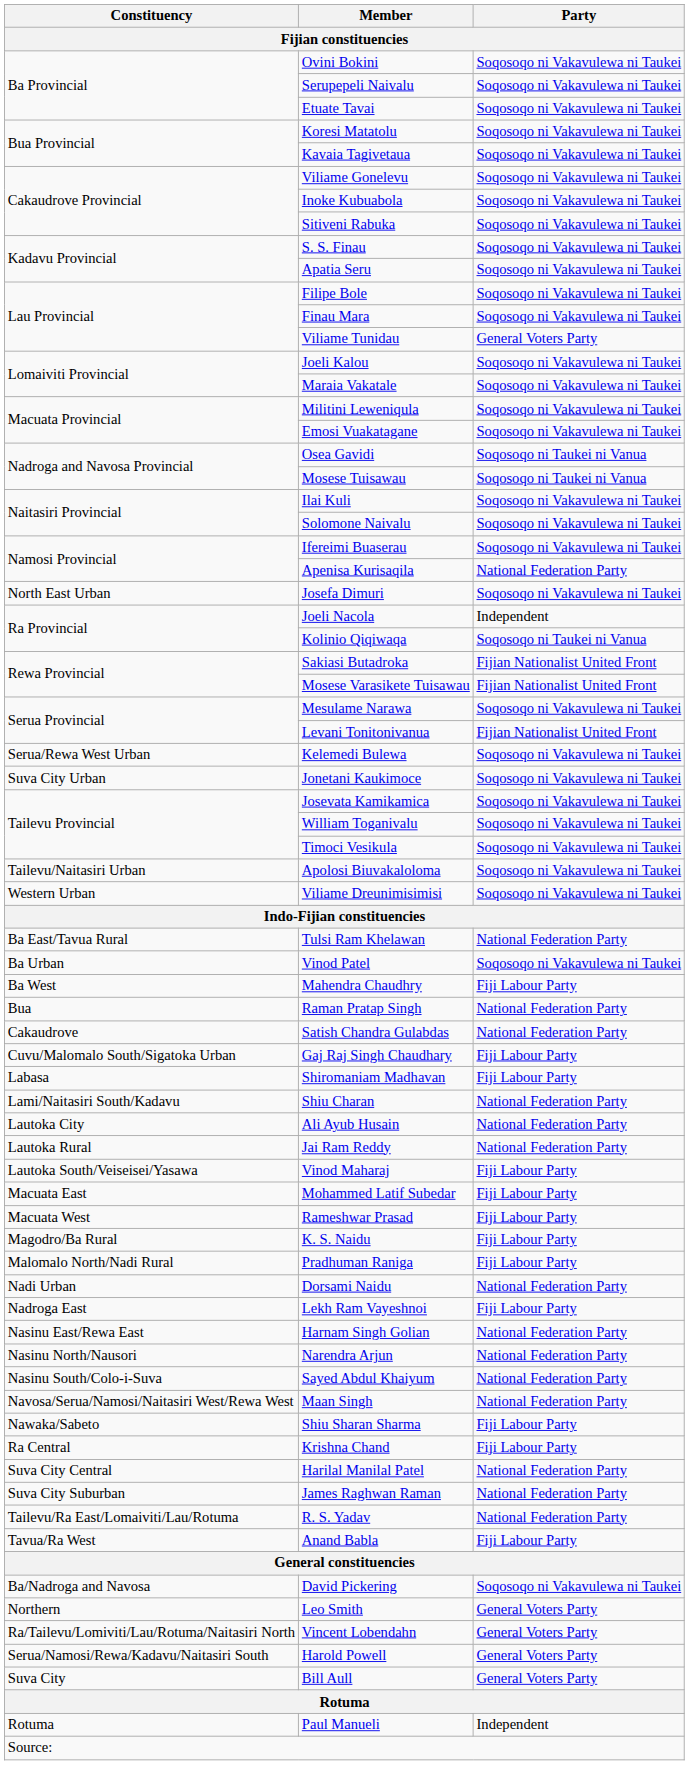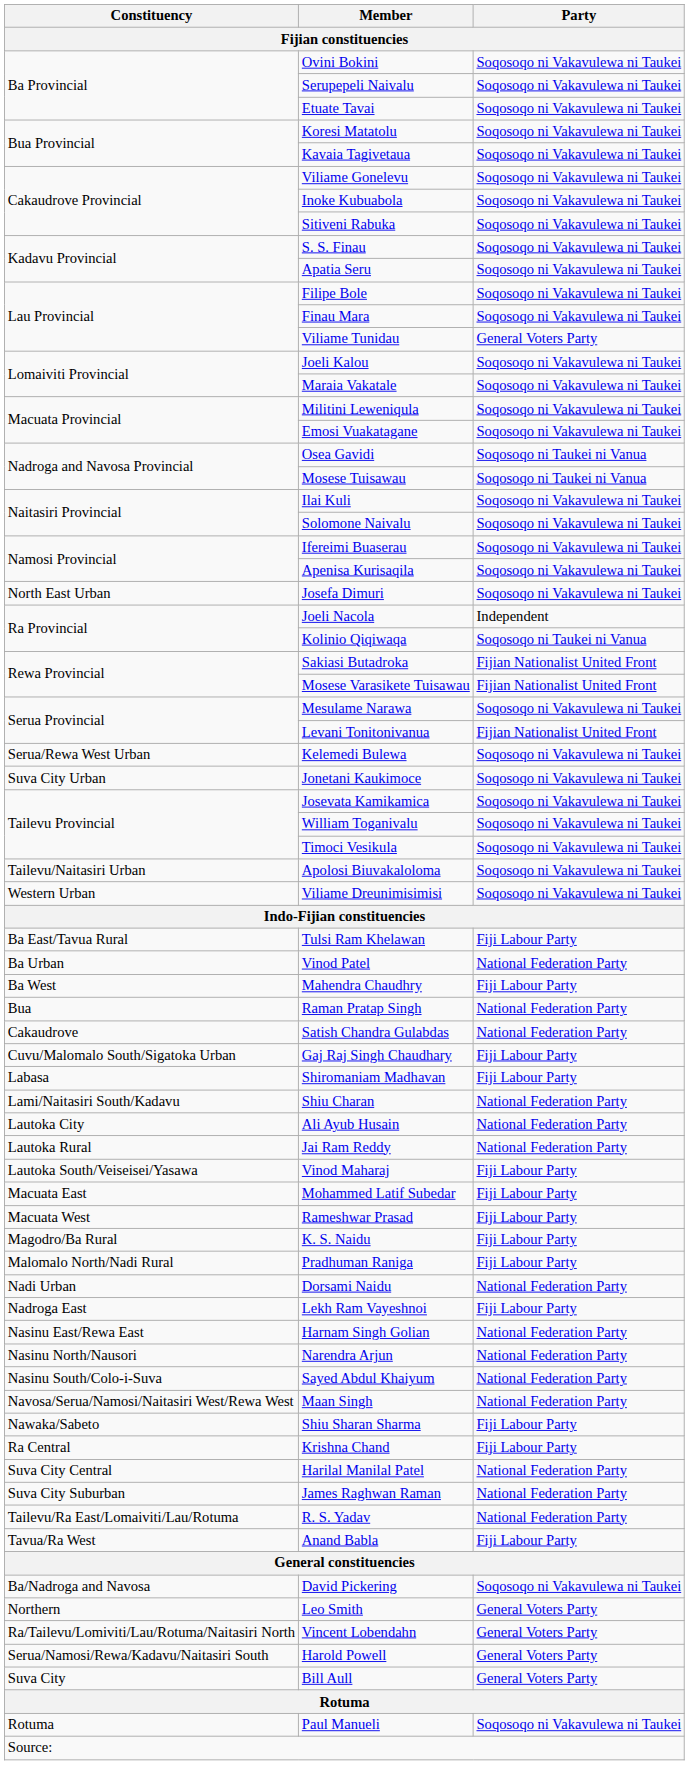(552, 570) National Federation Party -> (579, 570) Soqosoqo ni Vakavulewa ni Taukei
(552, 939) National Federation Party -> (527, 939) Fiji Labour Party
(579, 962) Soqosoqo ni Vakavulewa ni Taukei -> (552, 962) National Federation Party
(512, 1724) Independent -> (579, 1724) Soqosoqo ni Vakavulewa ni Taukei
